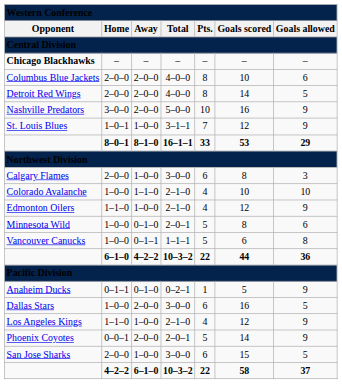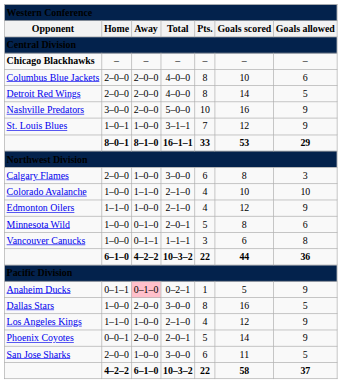(205, 240) 5 -> (205, 240) 3
(146, 289) no background -> (146, 289) pink background
(205, 306) 6 -> (205, 306) 8
(244, 354) 15 -> (244, 354) 11
